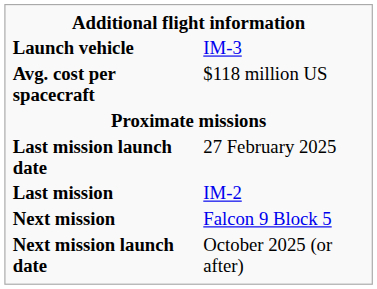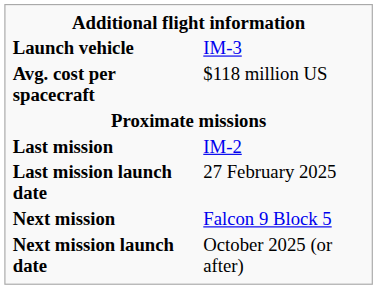rows swapped: (63, 193) <-> (92, 157)
